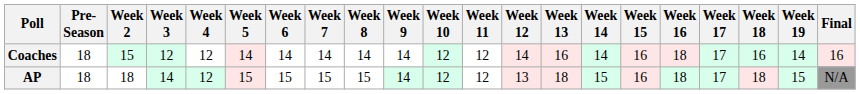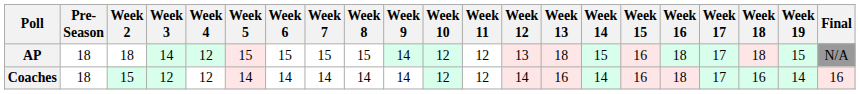rows swapped: (32, 78) <-> (32, 55)
